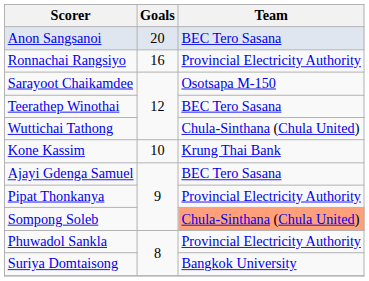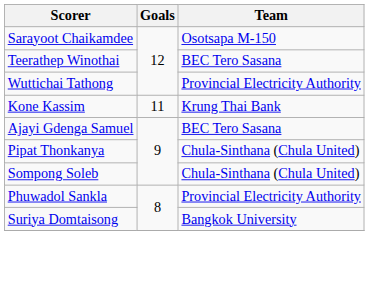- row: (55, 38)
- row: (67, 60)
(270, 128) Chula-Sinthana (Chula United) -> (271, 83) Provincial Electricity Authority
(157, 151) 10 -> (157, 106) 11
(271, 196) Provincial Electricity Authority -> (270, 151) Chula-Sinthana (Chula United)
(270, 219) lightsalmon background -> (270, 173) no background
